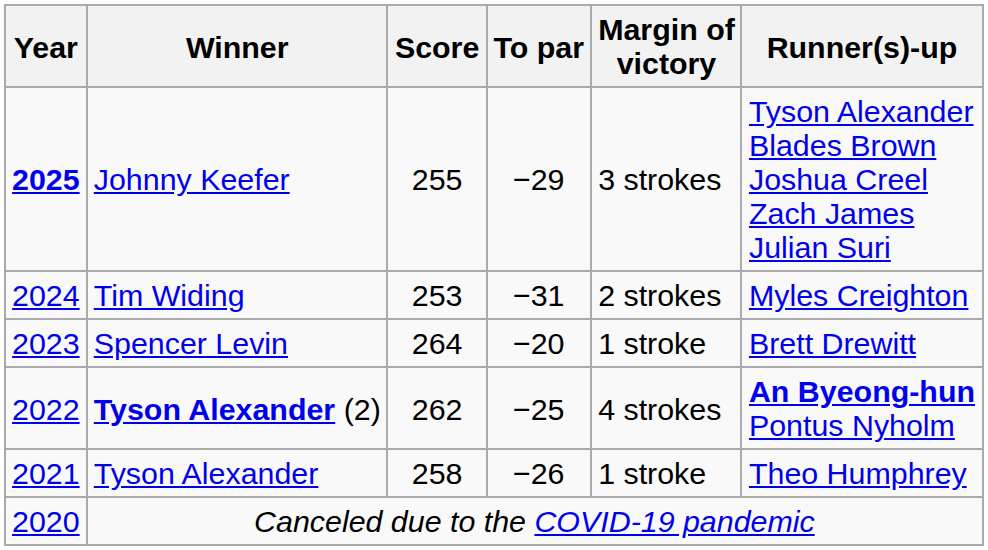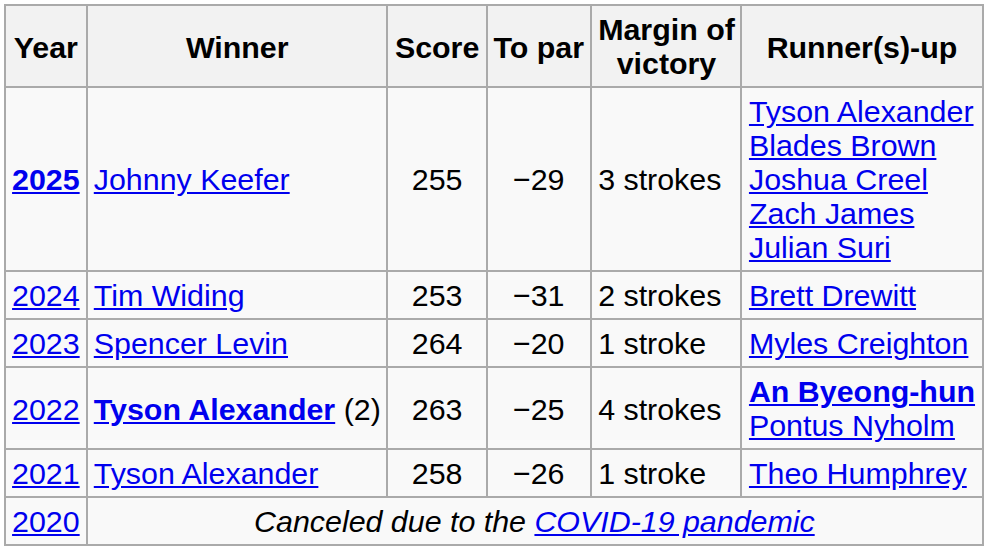(859, 296) Myles Creighton -> (832, 296) Brett Drewitt
(832, 344) Brett Drewitt -> (859, 344) Myles Creighton
(437, 409) 262 -> (437, 409) 263
